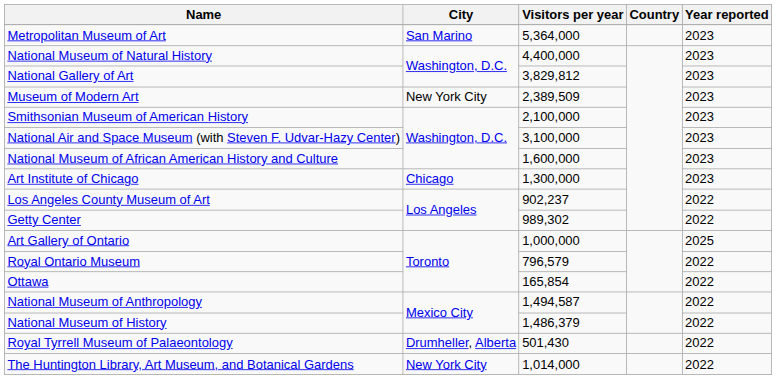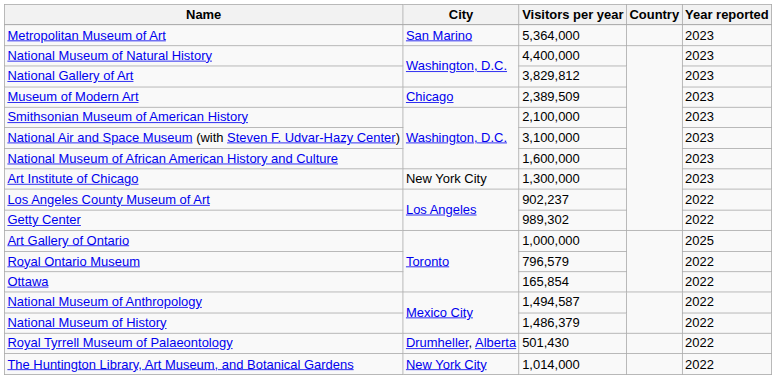(446, 96) New York City -> (430, 96) Chicago
(430, 179) Chicago -> (446, 179) New York City
